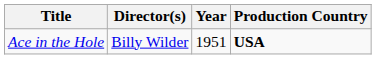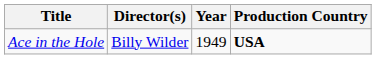(211, 41) 1951 -> (211, 41) 1949
